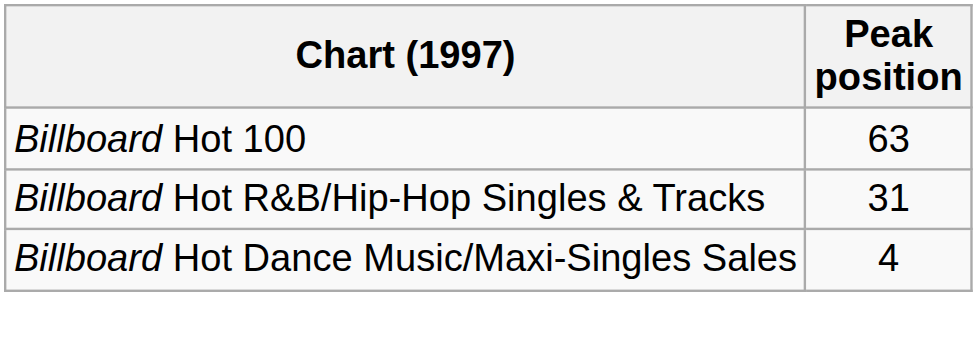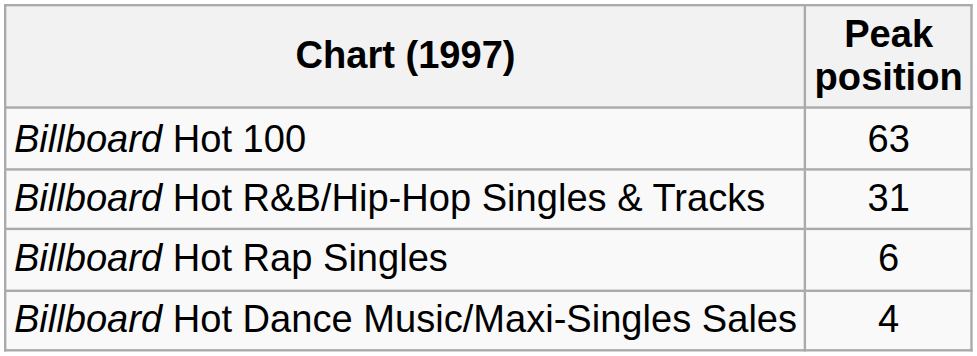+ row: (231, 258)
